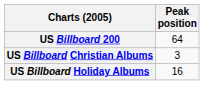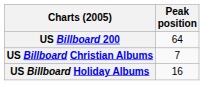(177, 55) 3 -> (177, 55) 7
